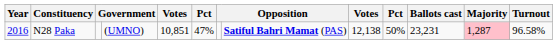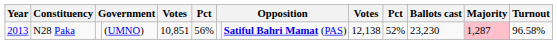(18, 30) 2016 -> (18, 30) 2013
(204, 30) 47% -> (204, 30) 56%
(395, 30) 50% -> (395, 30) 52%
(425, 30) 23,231 -> (425, 30) 23,230
